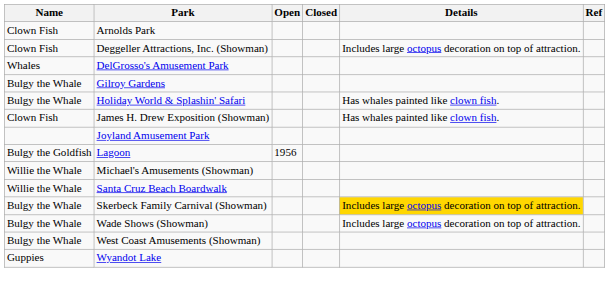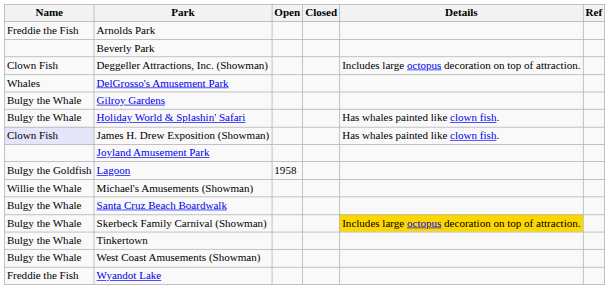(33, 30) Clown Fish -> (43, 30) Freddie the Fish
+ row: (126, 48)
(33, 118) no background -> (33, 135) lavender background
(285, 153) 1956 -> (285, 170) 1958
(44, 188) Willie the Whale -> (44, 205) Bulgy the Whale
+ row: (122, 240)
- row: (152, 223)
(25, 258) Guppies -> (43, 275) Freddie the Fish
